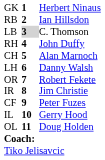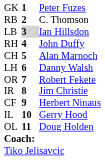(70, 8) Herbert Ninaus -> (62, 8) Peter Fuzes
(64, 20) Ian Hillsdon -> (64, 20) C. Thomson
(64, 31) C. Thomson -> (64, 31) Ian Hillsdon
(62, 103) Peter Fuzes -> (70, 103) Herbert Ninaus
